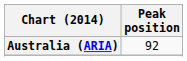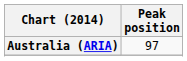(152, 46) 92 -> (152, 46) 97
